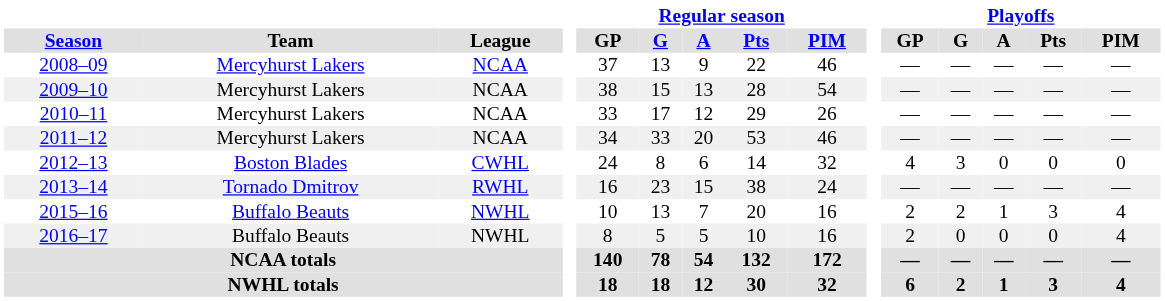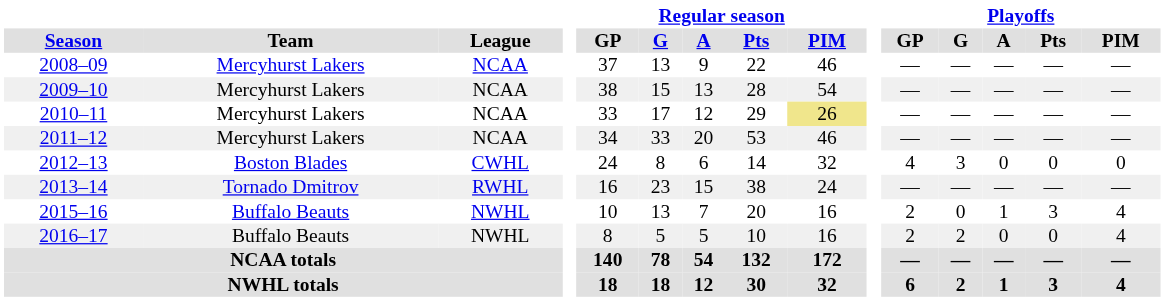(827, 113) no background -> (827, 113) khaki background
(961, 211) 2 -> (961, 211) 0
(961, 235) 0 -> (961, 235) 2
